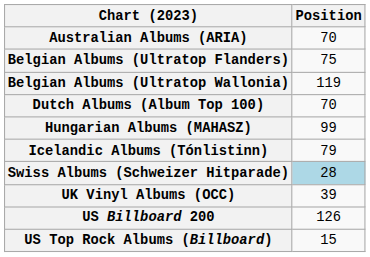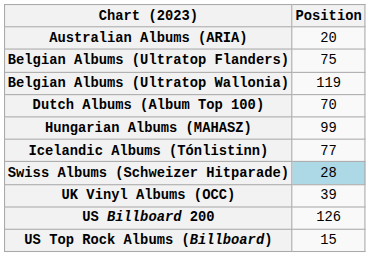(329, 38) 70 -> (329, 38) 20
(329, 151) 79 -> (329, 151) 77
